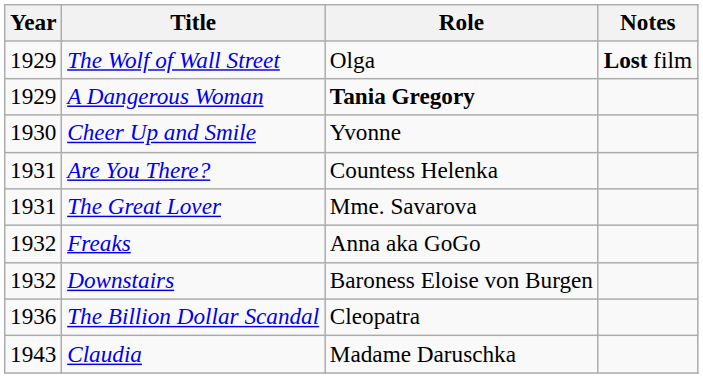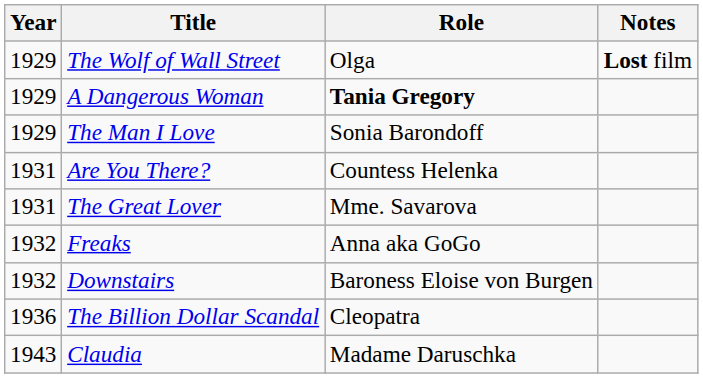+ row: (141, 133)
- row: (162, 133)
